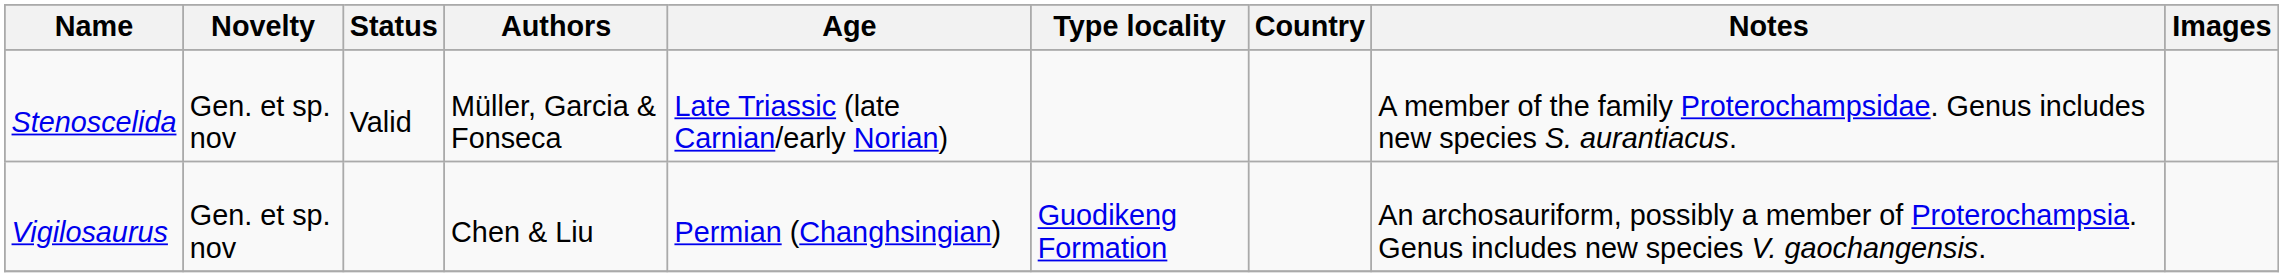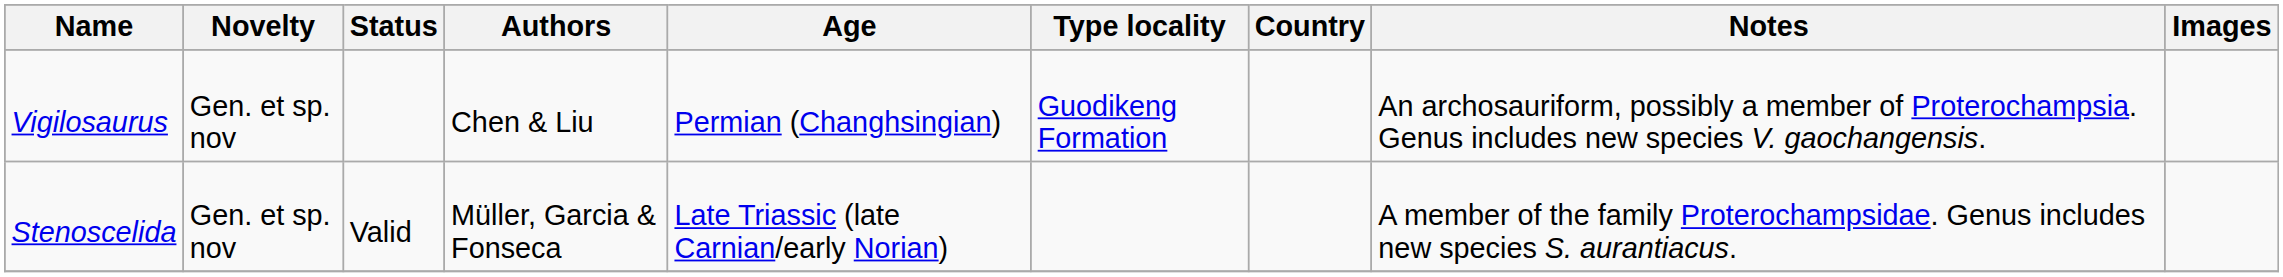rows swapped: (94, 121) <-> (90, 232)
